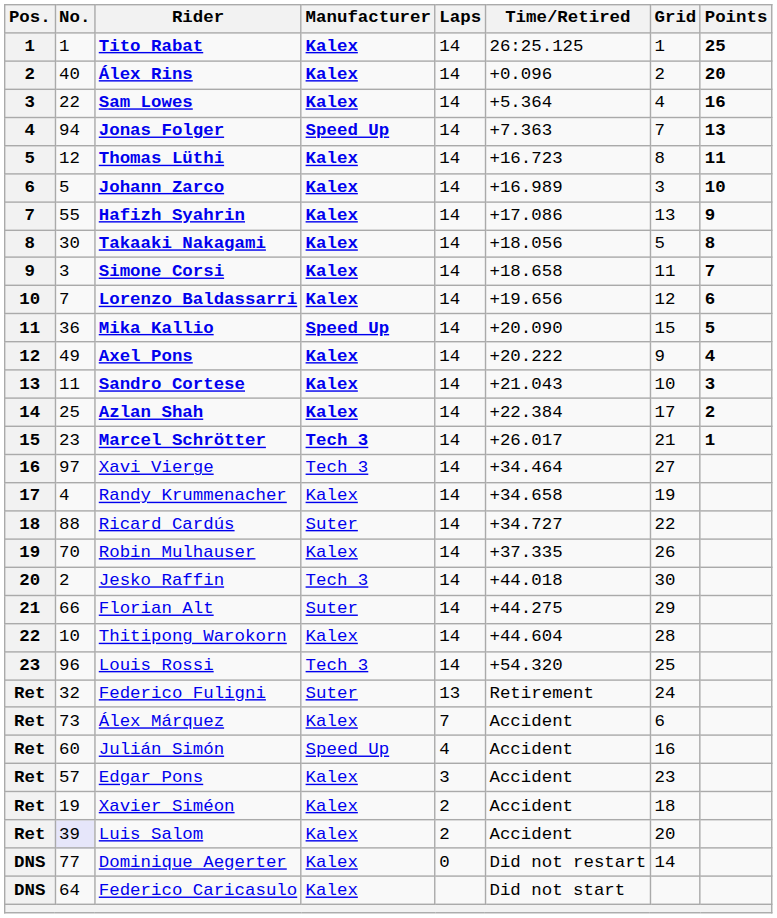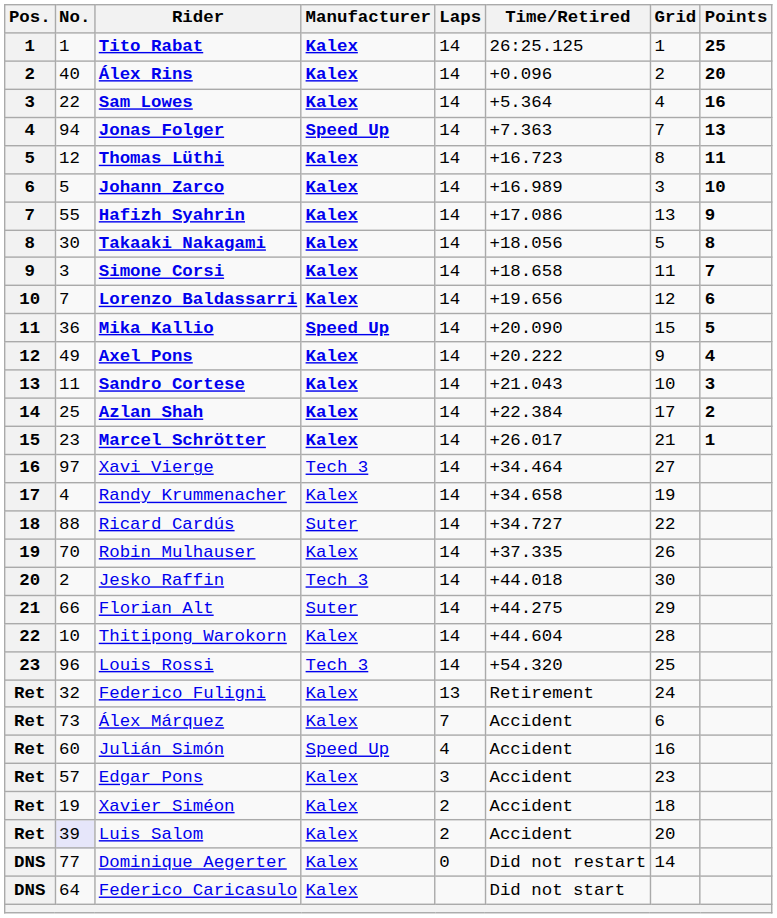(337, 441) Tech 3 -> (332, 441) Kalex
(332, 694) Suter -> (332, 694) Kalex
